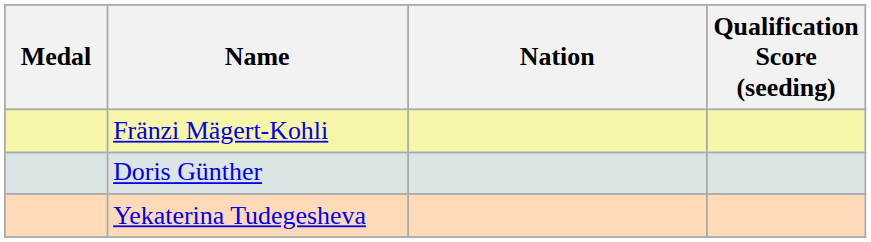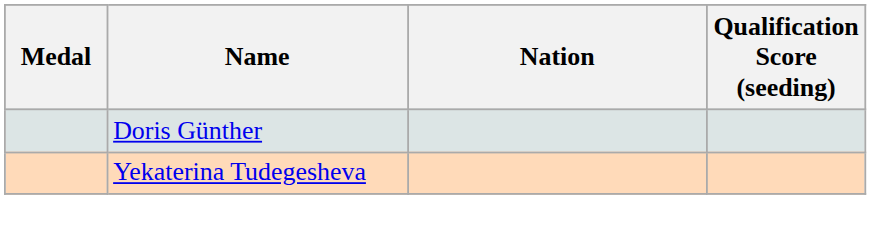- row: (221, 130)
